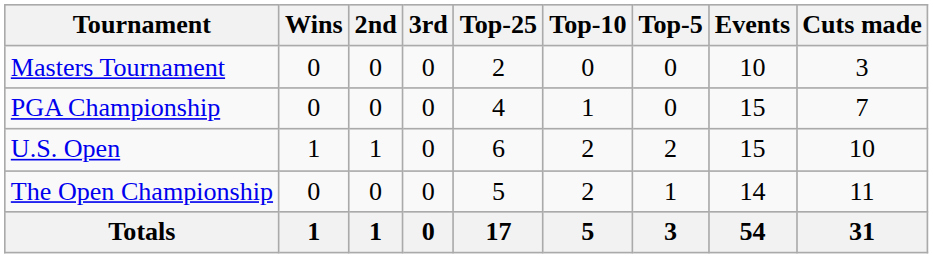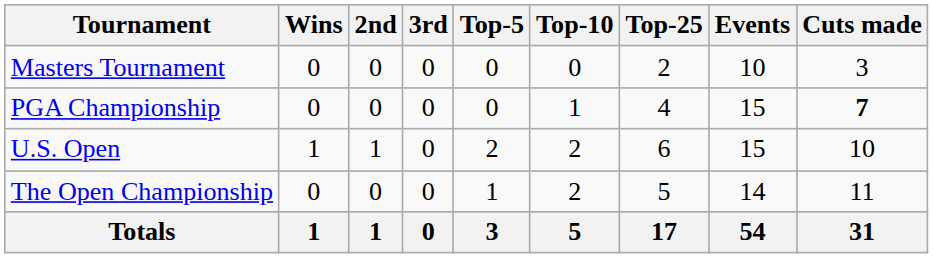columns swapped: (671, 25) <-> (498, 25)
(862, 107) normal -> (862, 107) bold
